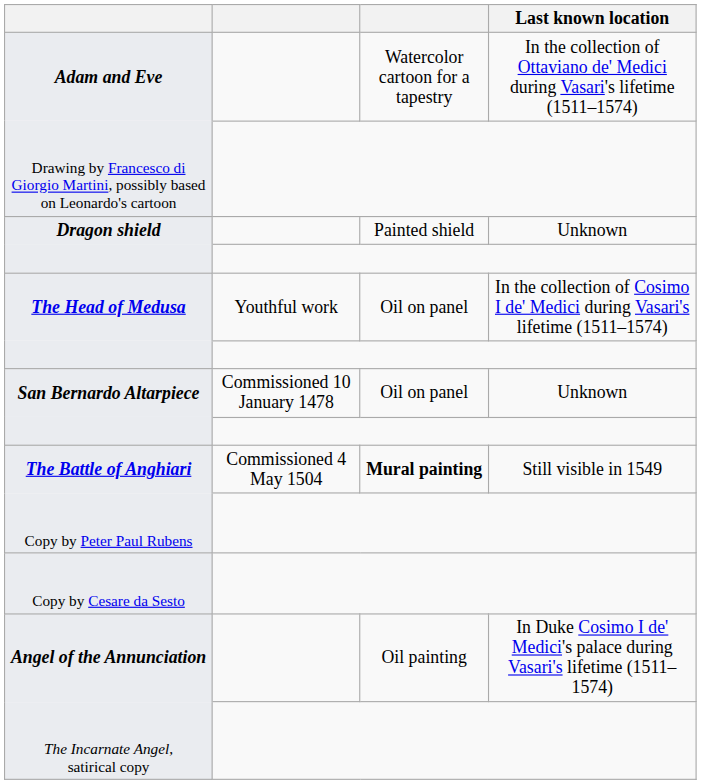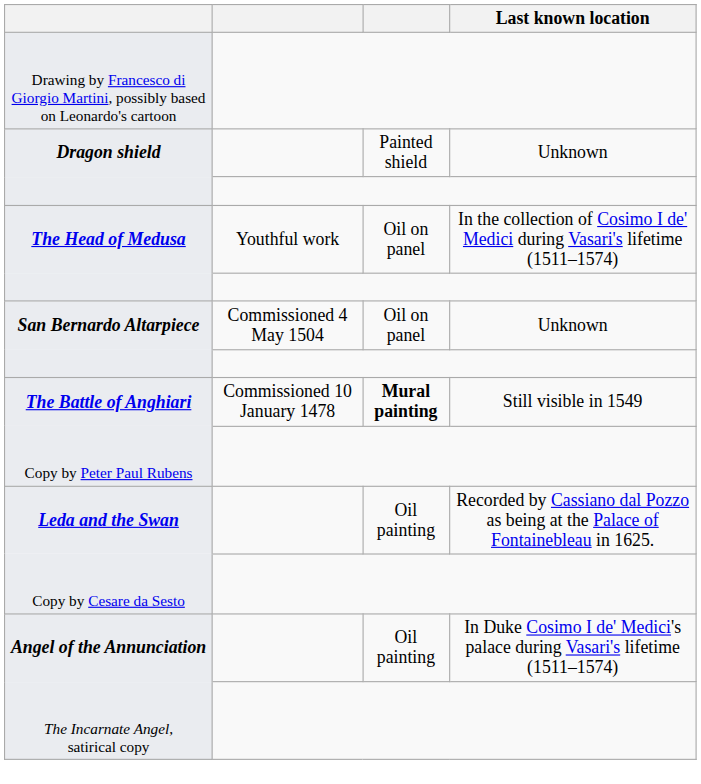- row: (109, 76)
(286, 392) Commissioned 10 January 1478 -> (288, 325) Commissioned 4 May 1504
(286, 469) Commissioned 4 May 1504 -> (288, 401) Commissioned 10 January 1478
+ row: (109, 520)
